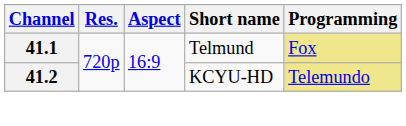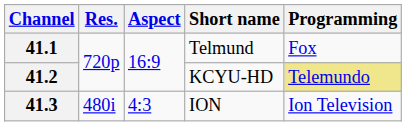(302, 47) khaki background -> (302, 47) no background
+ row: (42, 105)
